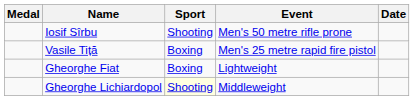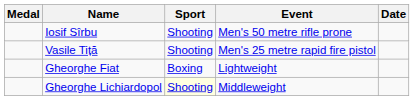(185, 50) Boxing -> (190, 50) Shooting
